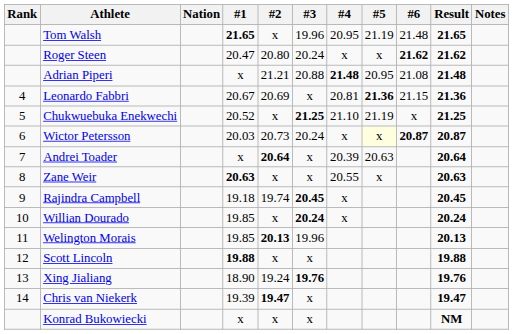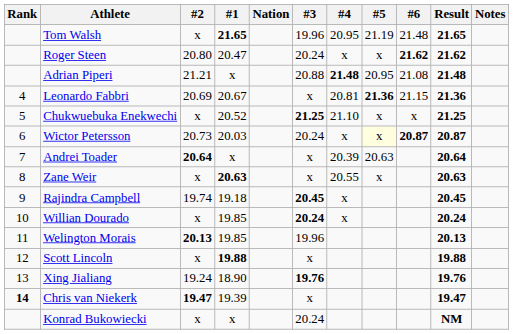columns swapped: (202, 14) <-> (275, 14)
(379, 116) 21.19 -> (379, 116) x
(22, 298) normal -> (22, 298) bold
(310, 319) x -> (310, 319) 20.24
